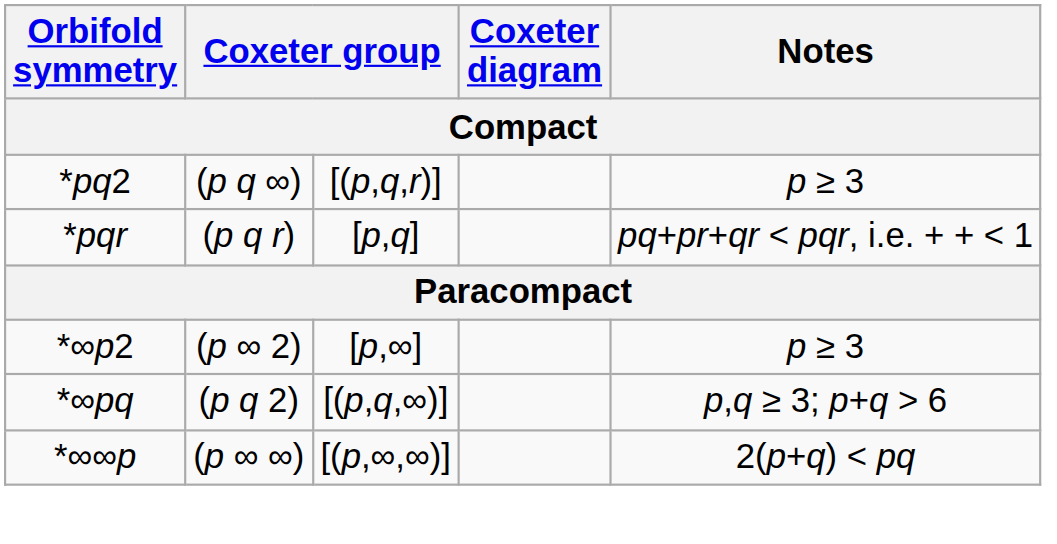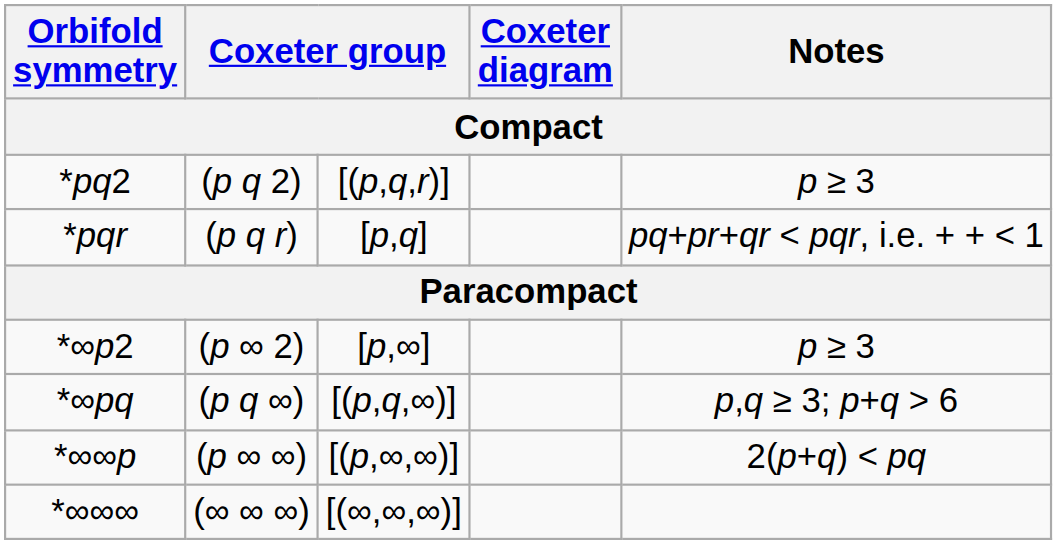(249, 181) (p q ∞) -> (251, 181) (p q 2)
(249, 401) (p q 2) -> (251, 401) (p q ∞)
+ row: (95, 511)
